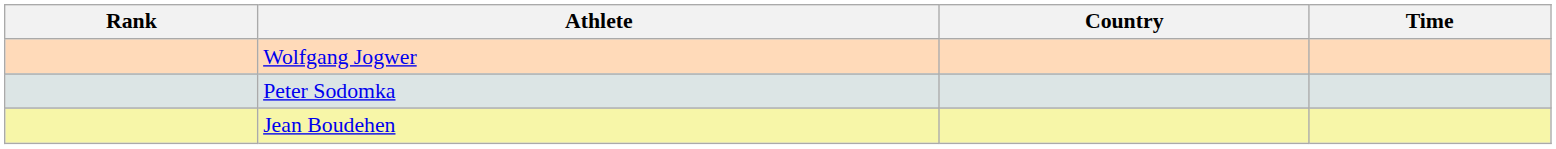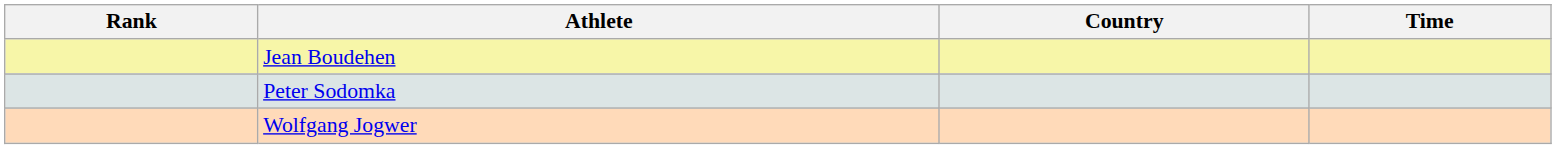rows swapped: (329, 125) <-> (340, 56)
